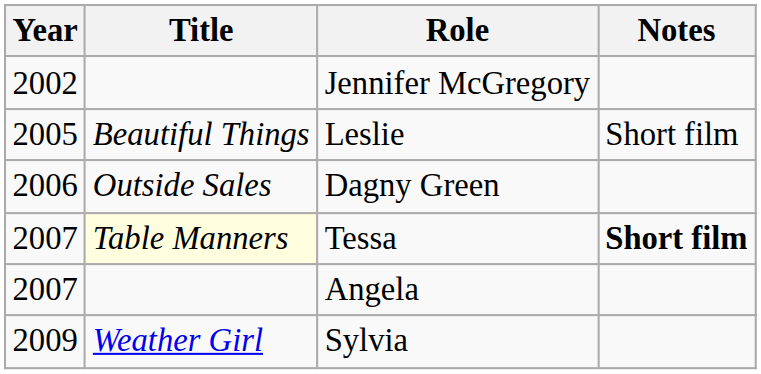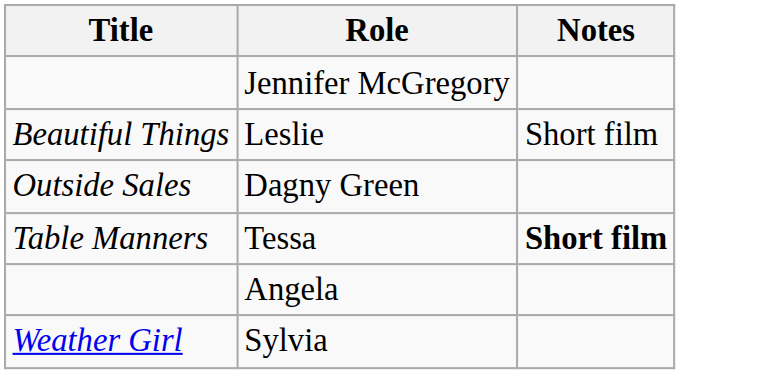- column: (45, 30)
(191, 237) lightyellow background -> (110, 237) no background
